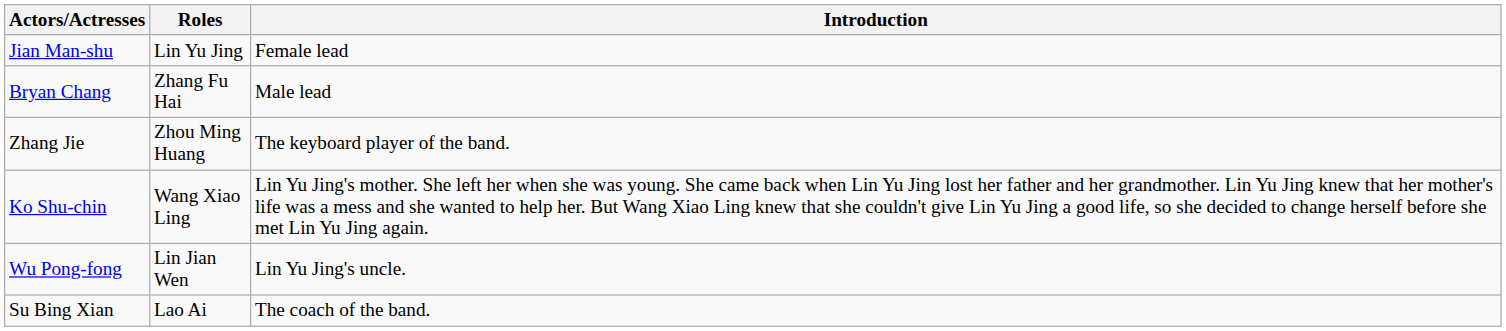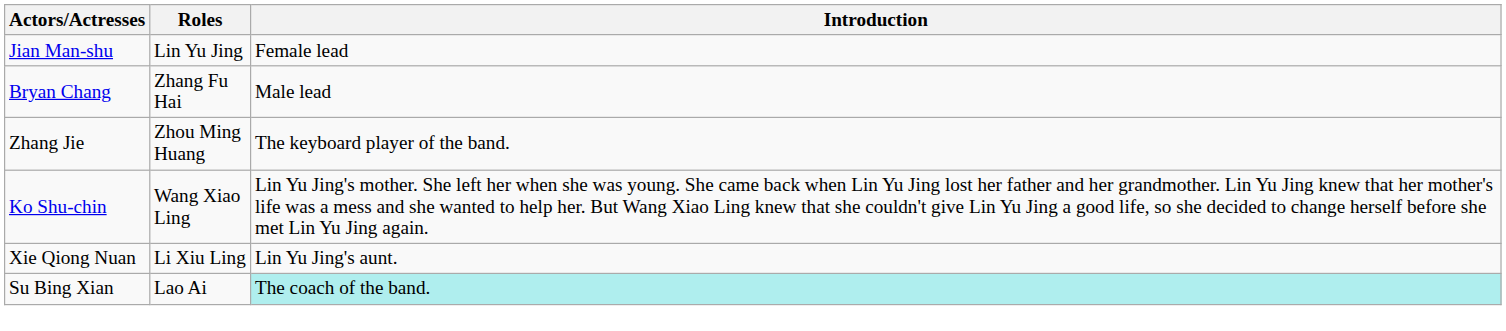- row: (65, 269)
+ row: (72, 258)
(343, 310) no background -> (343, 288) paleturquoise background
